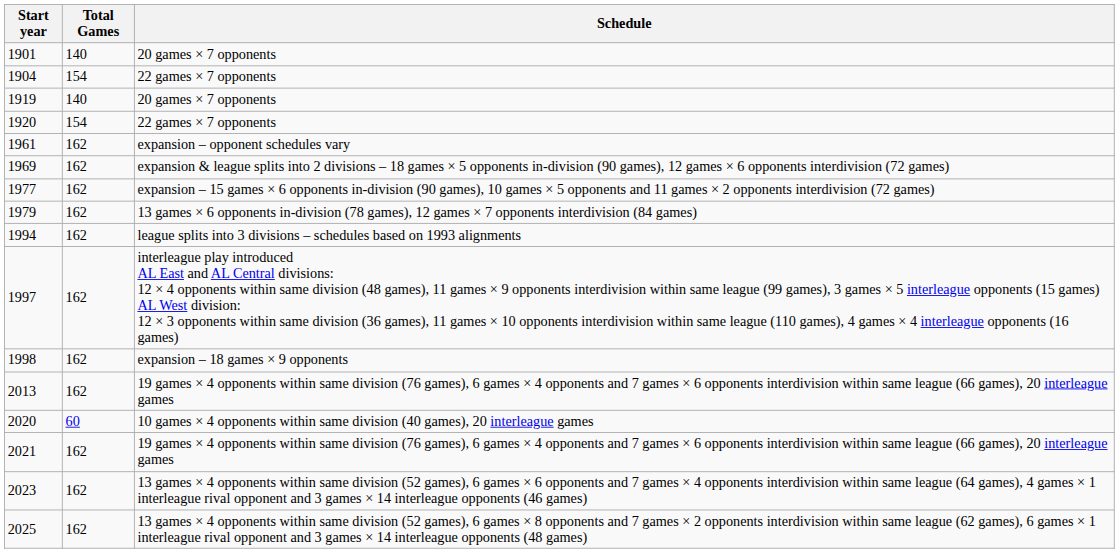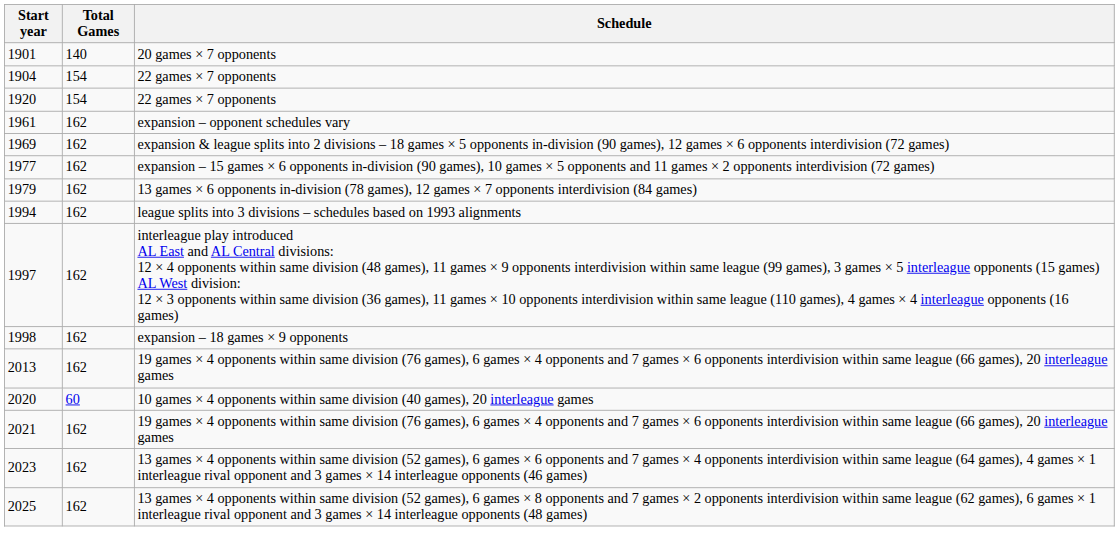- row: (22, 99)
